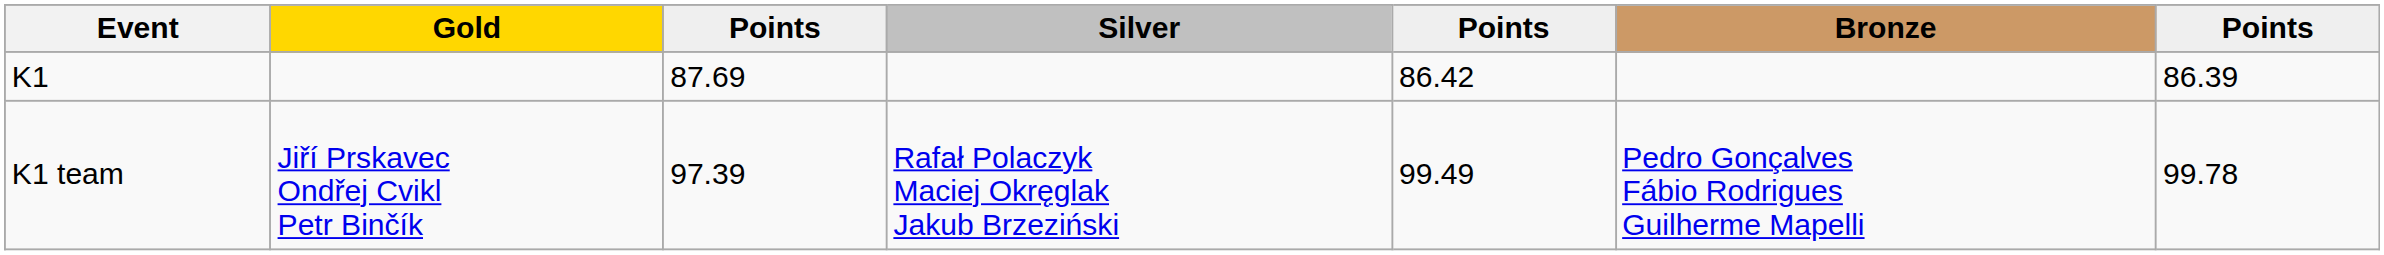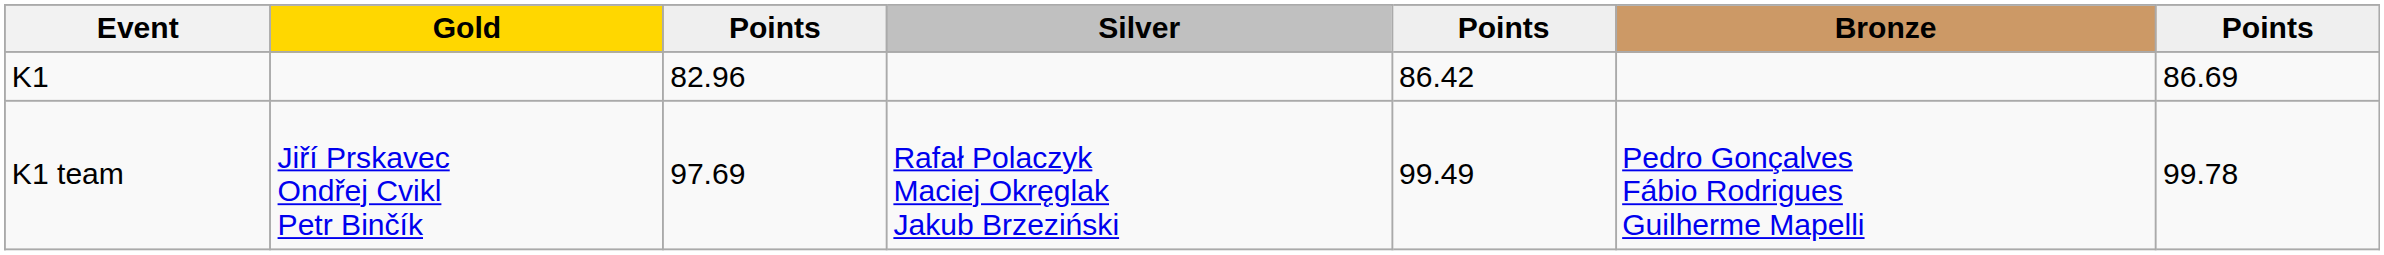(708, 76) 87.69 -> (708, 76) 82.96
(2201, 76) 86.39 -> (2201, 76) 86.69
(708, 174) 97.39 -> (708, 174) 97.69
